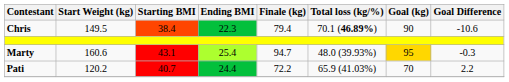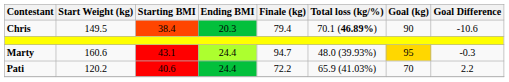(227, 28) 22.3 -> (227, 28) 20.3
(227, 52) 25.4 -> (227, 52) 24.4
(167, 68) 40.7 -> (167, 68) 40.6
